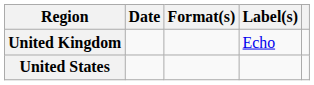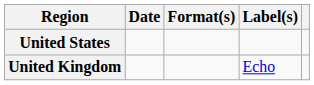rows swapped: (65, 42) <-> (65, 67)
